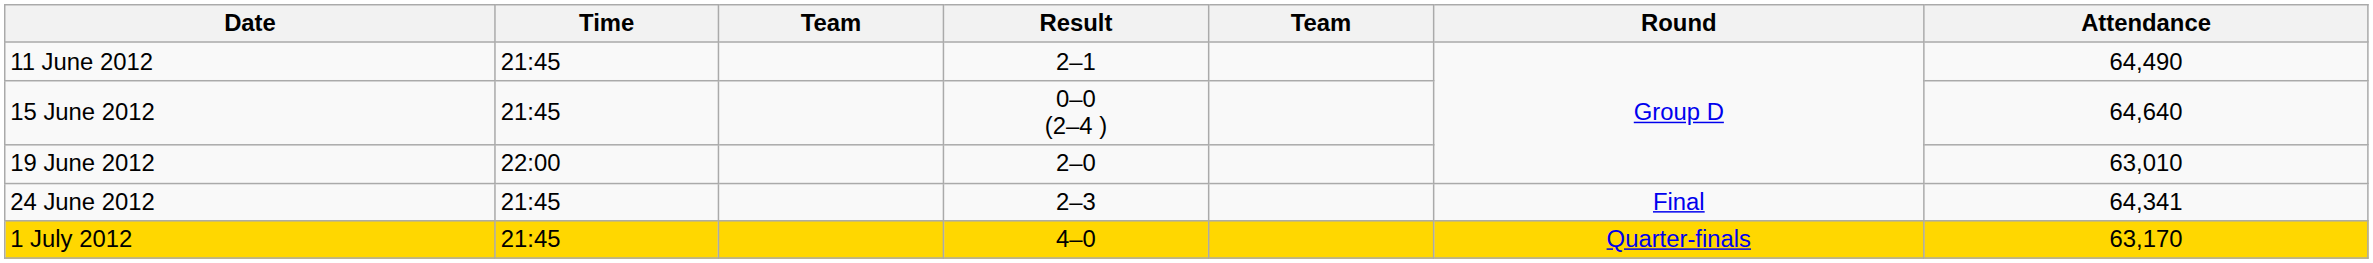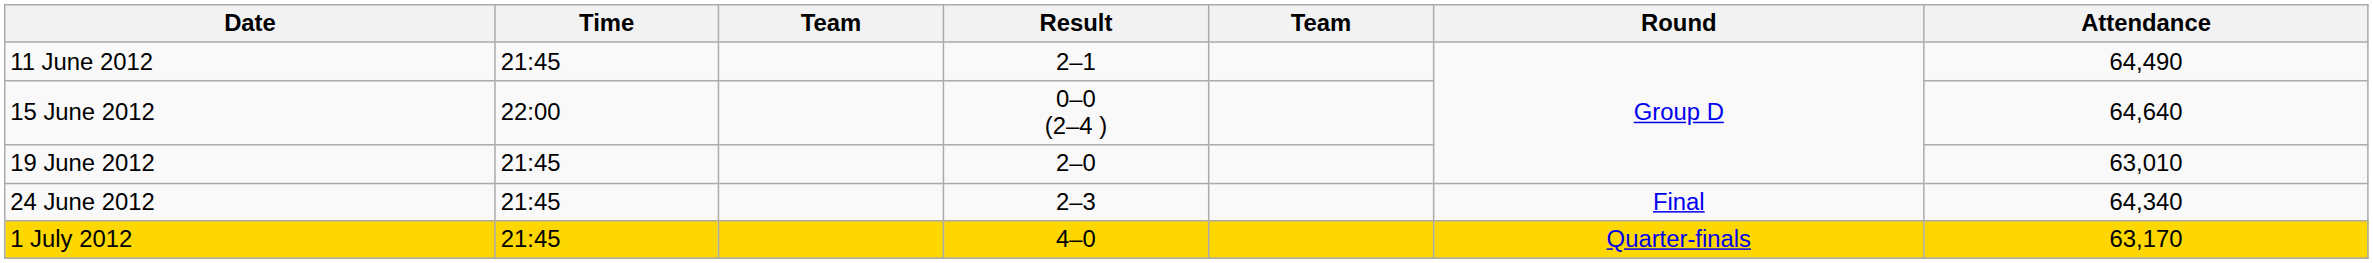(531, 112) 21:45 -> (531, 112) 22:00
(531, 163) 22:00 -> (531, 163) 21:45
(2146, 201) 64,341 -> (2146, 201) 64,340
